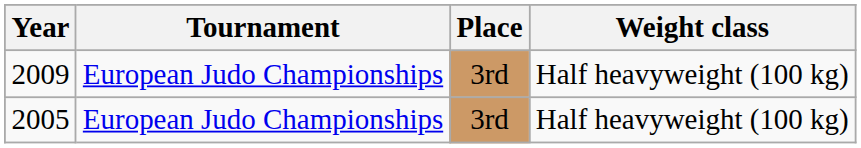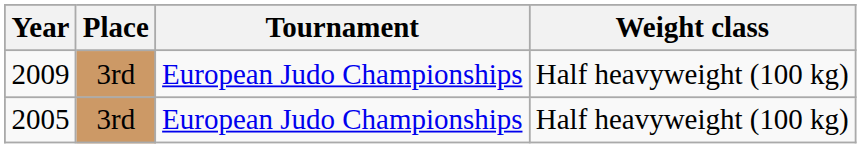columns swapped: (263, 27) <-> (490, 27)
